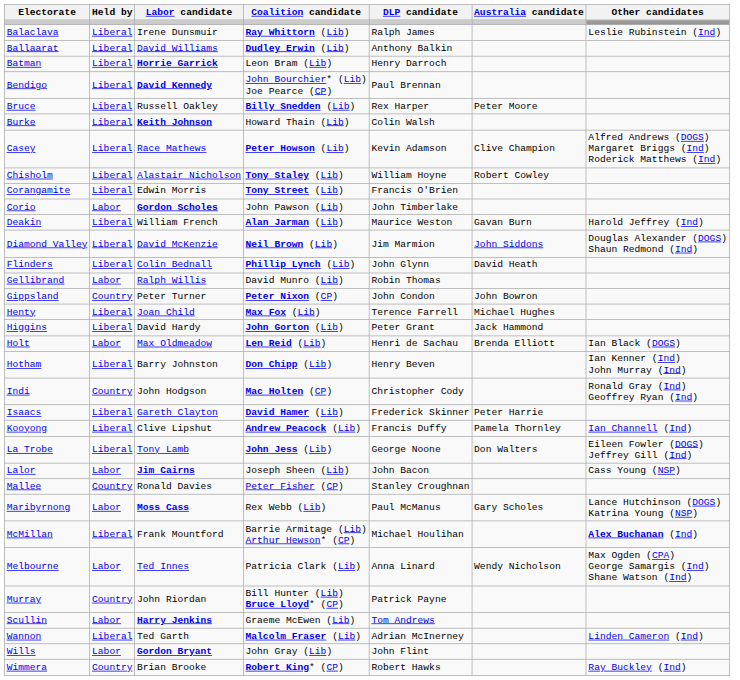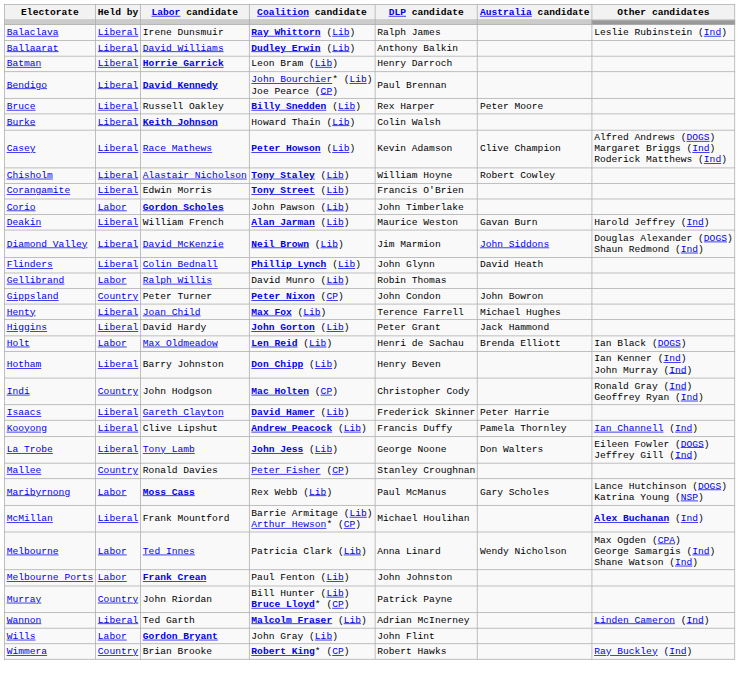- row: (21, 471)
+ row: (50, 578)
- row: (27, 620)
